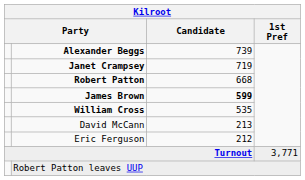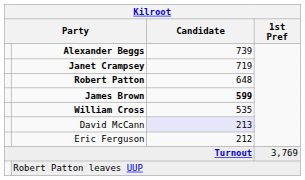(244, 80) 668 -> (244, 80) 648
(244, 124) no background -> (244, 124) lavender background
(284, 154) 3,771 -> (284, 154) 3,769
